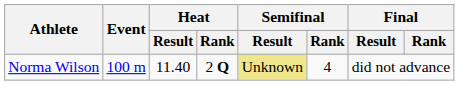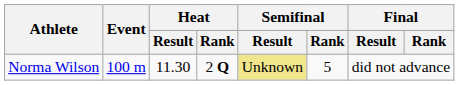(173, 67) 11.40 -> (173, 67) 11.30
(327, 67) 4 -> (327, 67) 5
